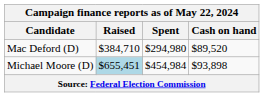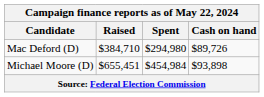(209, 48) $89,520 -> (209, 48) $89,726
(119, 65) lightblue background -> (119, 65) no background
